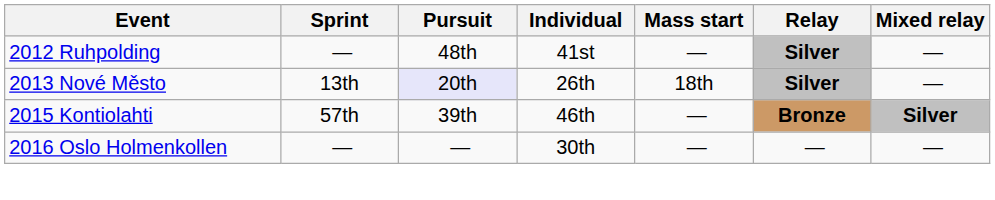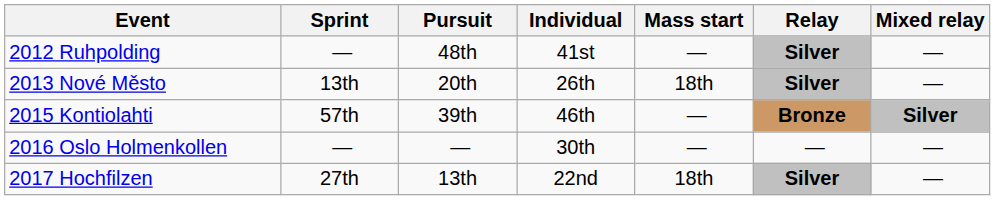(458, 83) lavender background -> (458, 83) no background
+ row: (81, 178)
